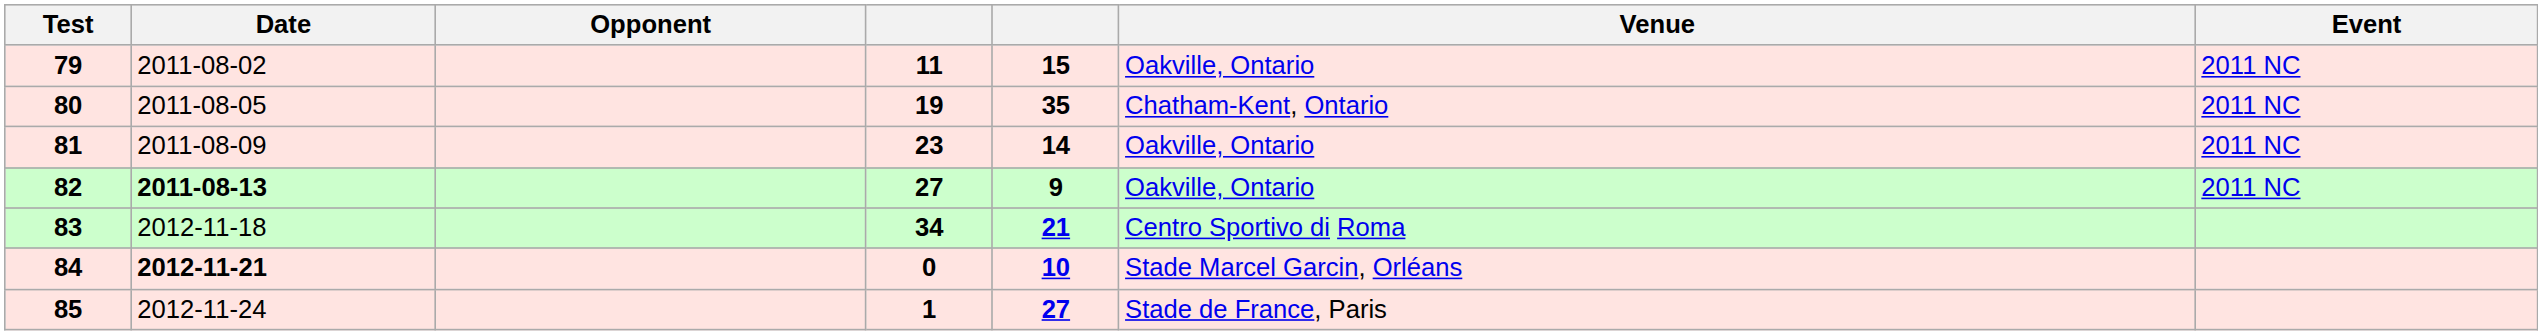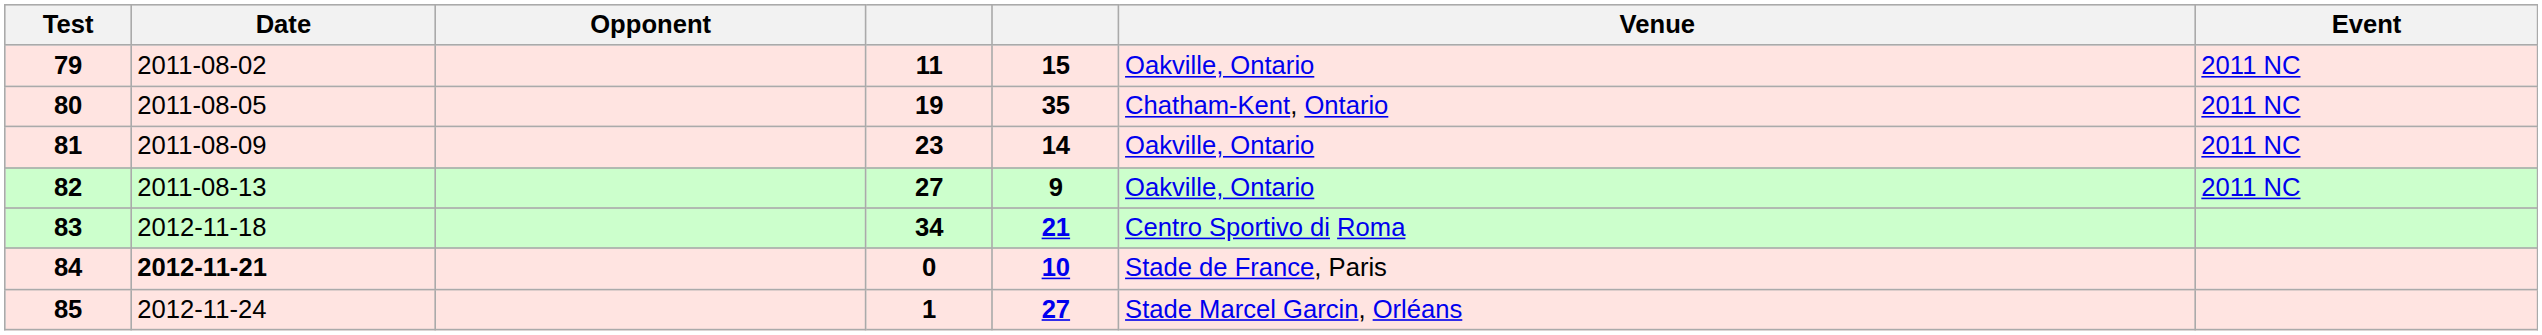(202, 187) bold -> (202, 187) normal
(1294, 268) Stade Marcel Garcin, Orléans -> (1256, 268) Stade de France, Paris
(1256, 308) Stade de France, Paris -> (1294, 308) Stade Marcel Garcin, Orléans
